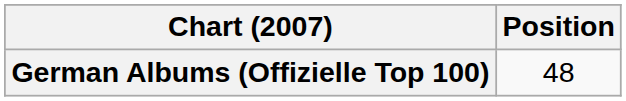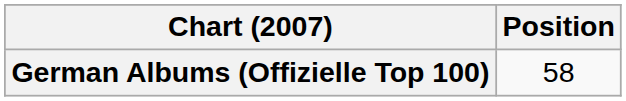(559, 72) 48 -> (559, 72) 58
